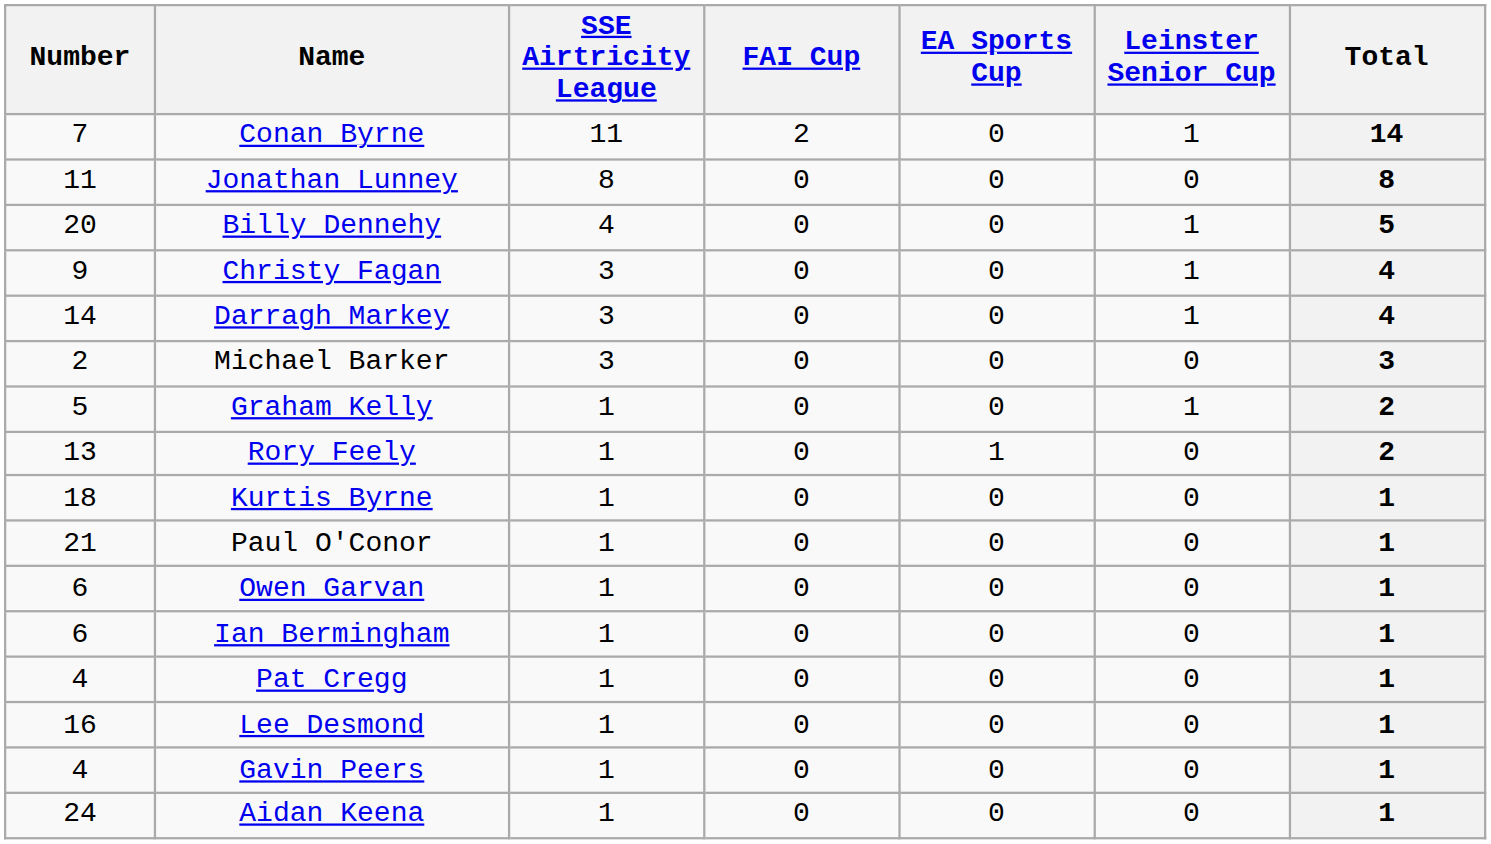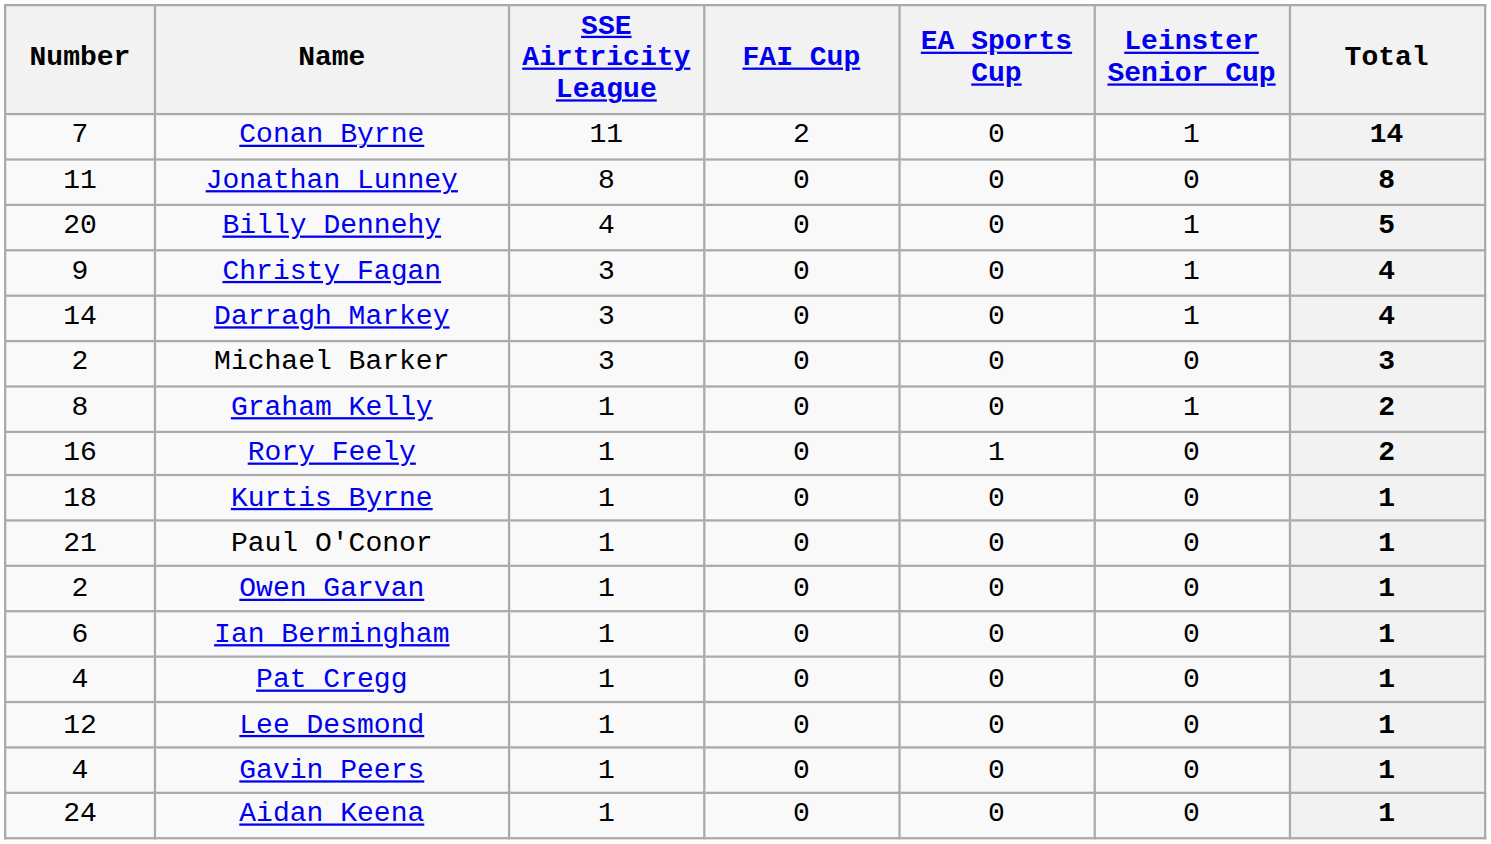(80, 408) 5 -> (80, 408) 8
(80, 454) 13 -> (80, 454) 16
(80, 590) 6 -> (80, 590) 2
(80, 725) 16 -> (80, 725) 12
